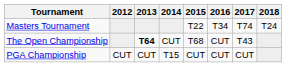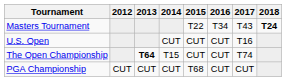(245, 26) T74 -> (245, 26) T43
(269, 26) normal -> (269, 26) bold
+ row: (28, 41)
(171, 41) CUT -> (171, 55) T15
(196, 41) T68 -> (196, 55) CUT
(245, 41) T43 -> (245, 55) T74
(171, 55) T15 -> (171, 69) CUT
(196, 55) CUT -> (196, 69) T68
